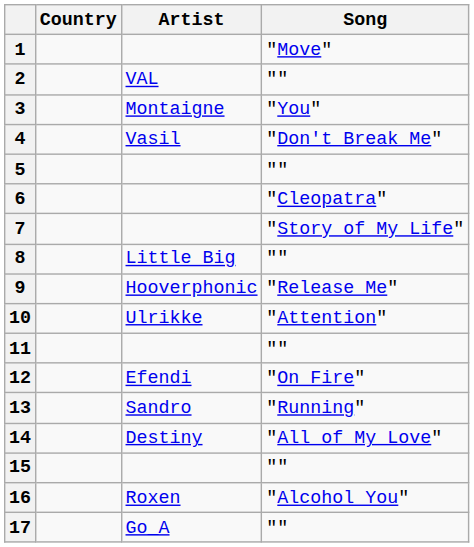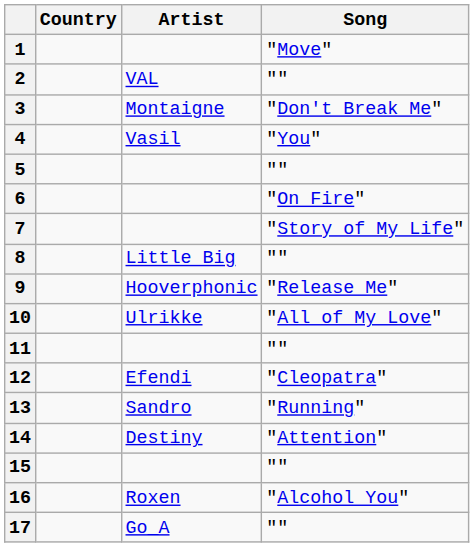(294, 109) "You" -> (354, 109) "Don't Break Me"
(354, 139) "Don't Break Me" -> (294, 139) "You"
(327, 199) "Cleopatra" -> (316, 199) "On Fire"
(327, 318) "Attention" -> (354, 318) "All of My Love"
(316, 378) "On Fire" -> (327, 378) "Cleopatra"
(354, 438) "All of My Love" -> (327, 438) "Attention"
